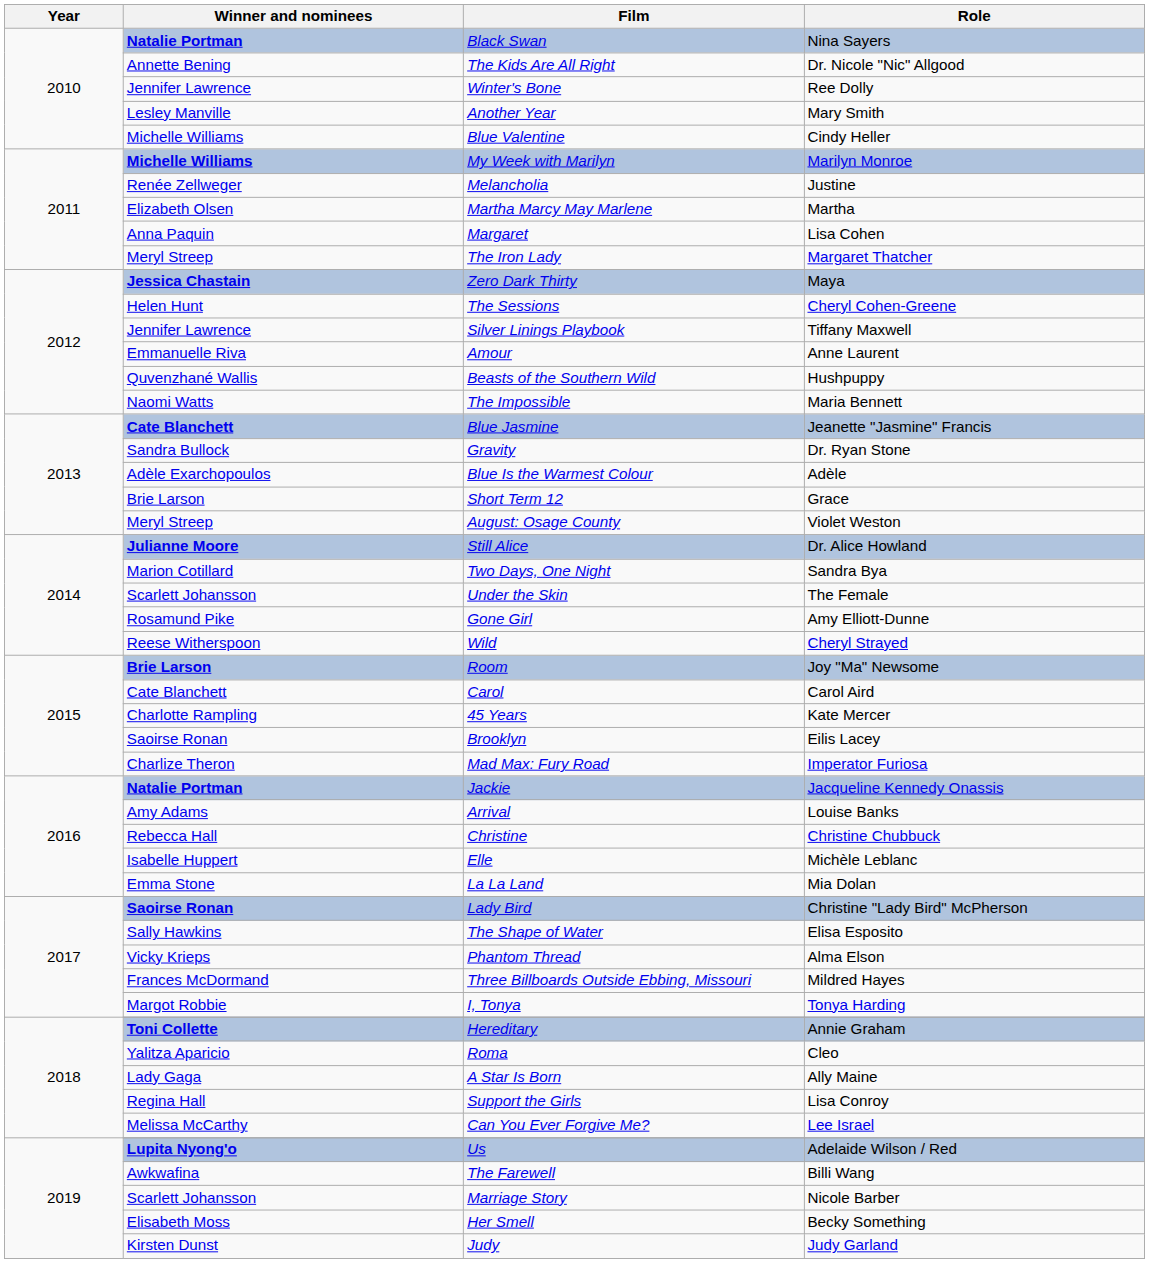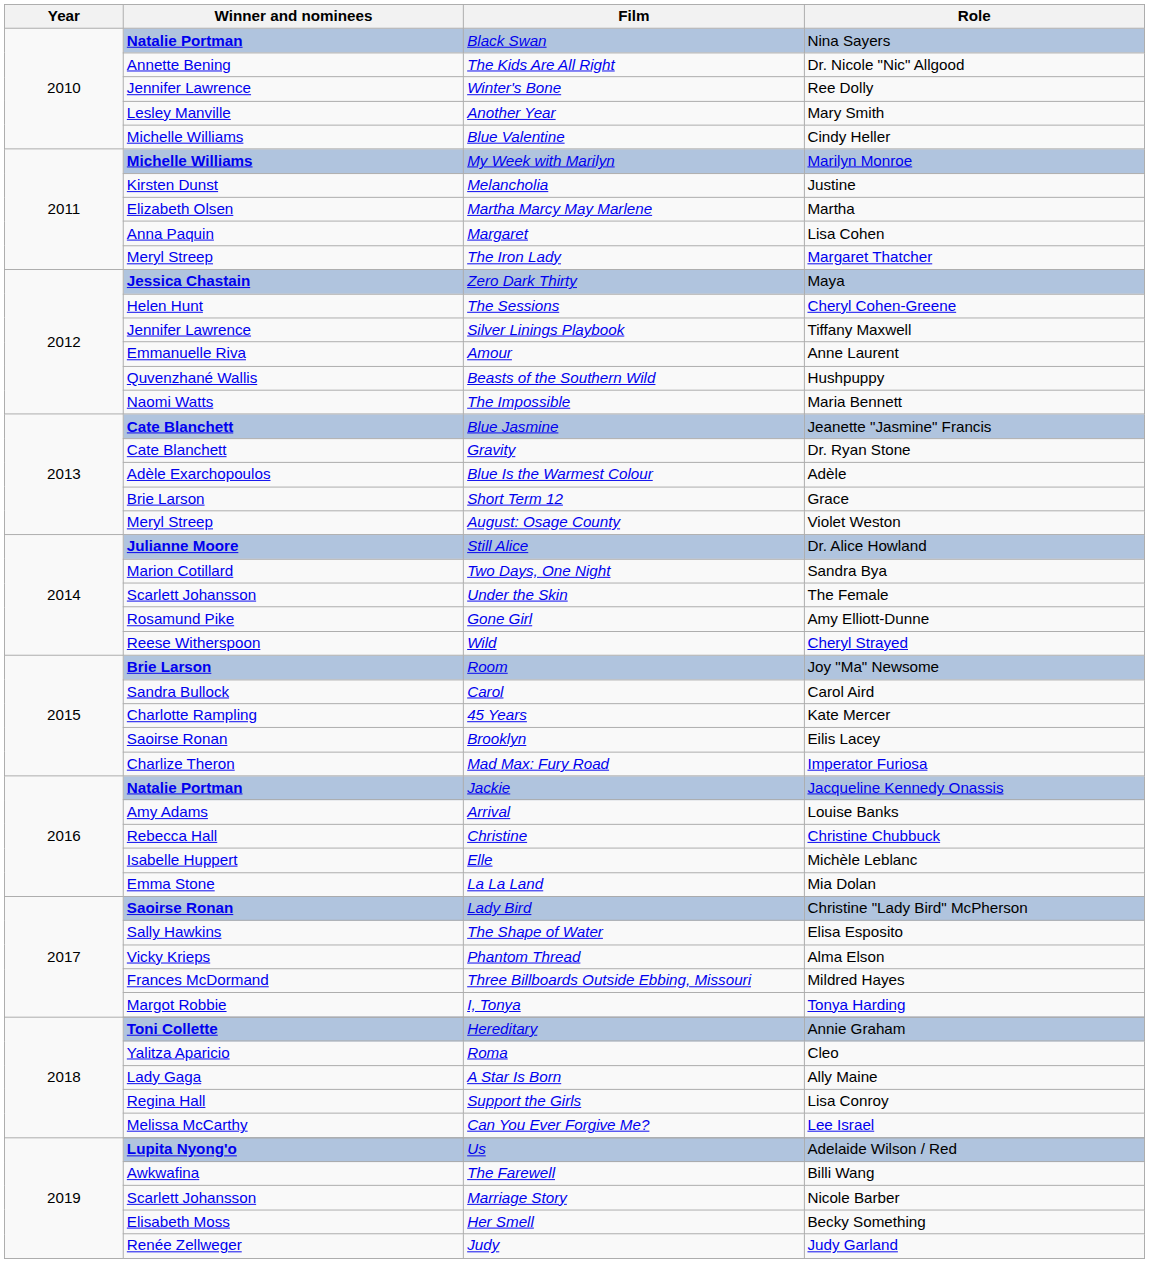(184, 185) Renée Zellweger -> (172, 185) Kirsten Dunst
(178, 450) Sandra Bullock -> (177, 450) Cate Blanchett
(177, 691) Cate Blanchett -> (178, 691) Sandra Bullock
(172, 1245) Kirsten Dunst -> (184, 1245) Renée Zellweger
